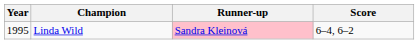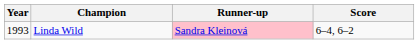(18, 30) 1995 -> (18, 30) 1993
